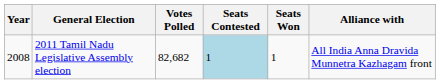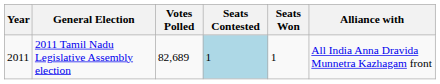(18, 57) 2008 -> (18, 57) 2011
(174, 57) 82,682 -> (174, 57) 82,689
